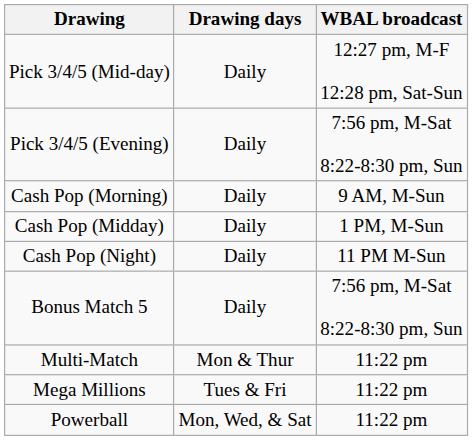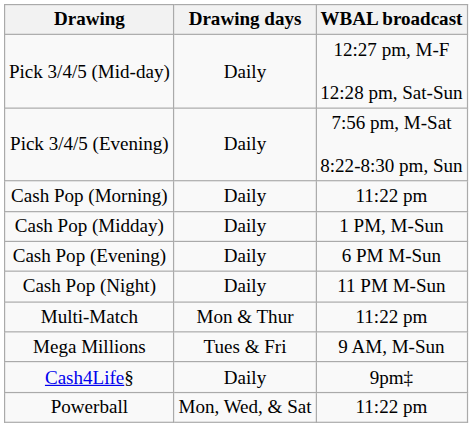(391, 195) 9 AM, M-Sun -> (391, 195) 11:22 pm
+ row: (89, 256)
- row: (89, 307)
(391, 389) 11:22 pm -> (391, 346) 9 AM, M-Sun
+ row: (89, 377)
